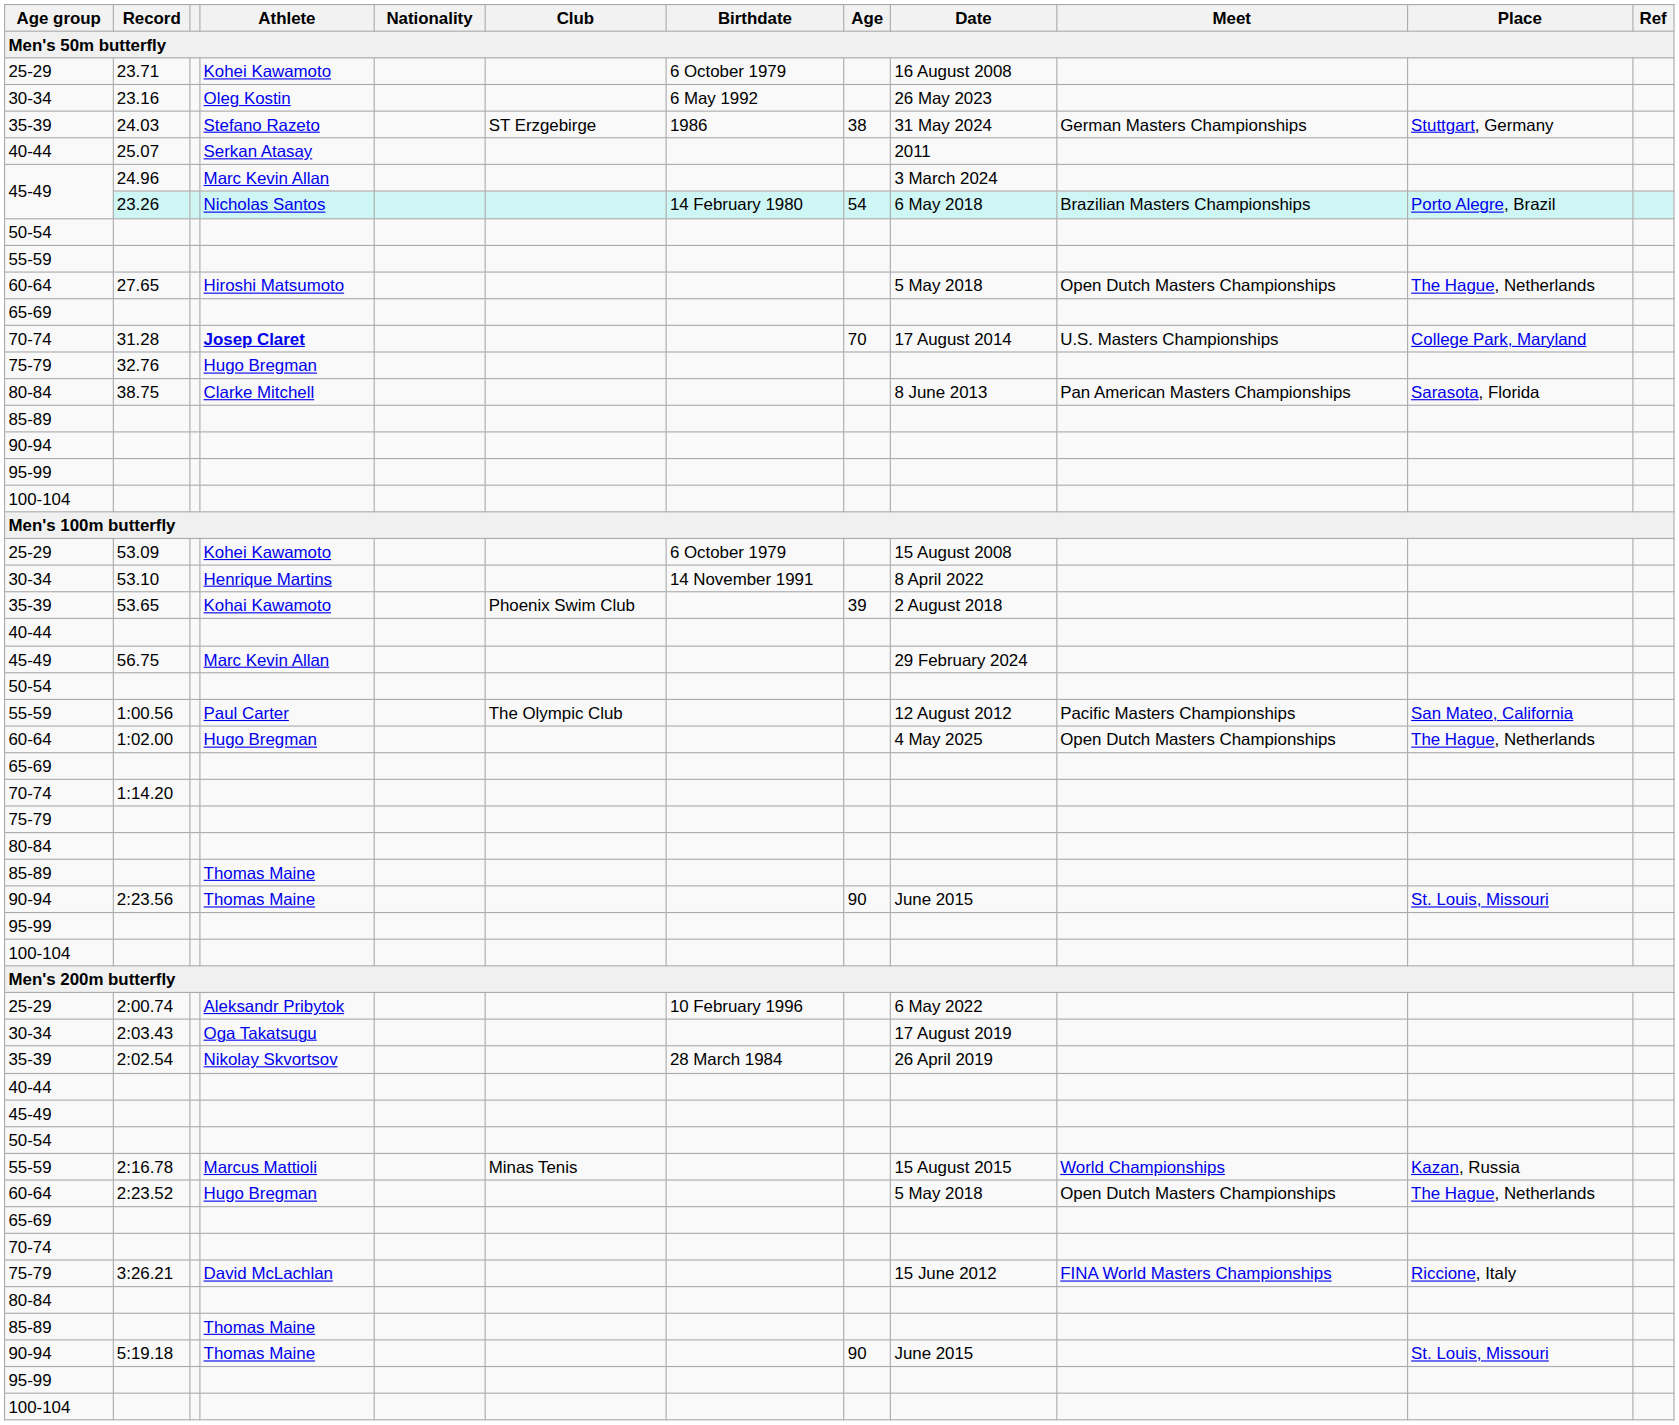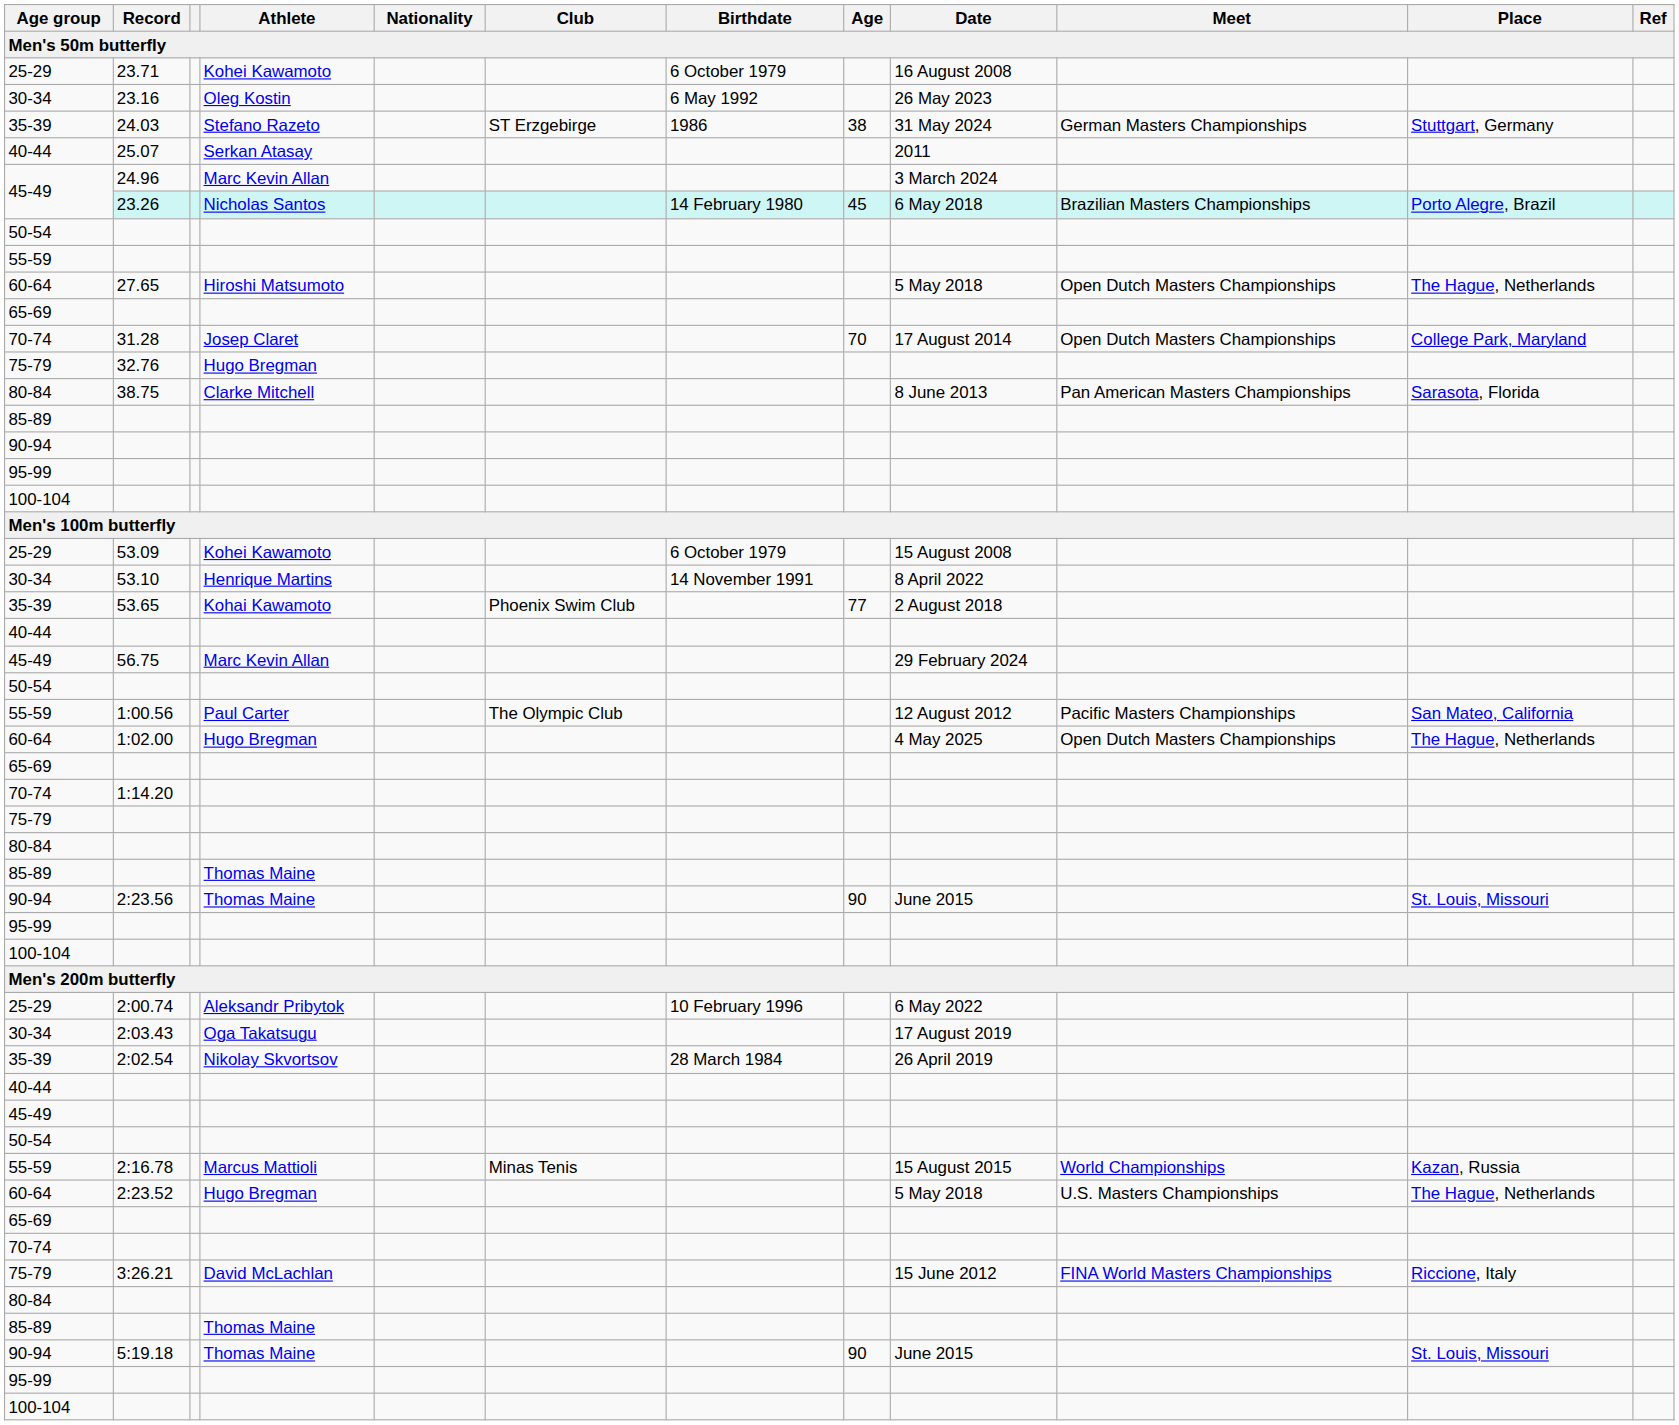(857, 205) 54 -> (857, 205) 45
(254, 339) bold -> (251, 339) normal
(1169, 339) U.S. Masters Championships -> (1198, 339) Open Dutch Masters Championships
(857, 606) 39 -> (857, 606) 77
(1198, 1193) Open Dutch Masters Championships -> (1169, 1193) U.S. Masters Championships
